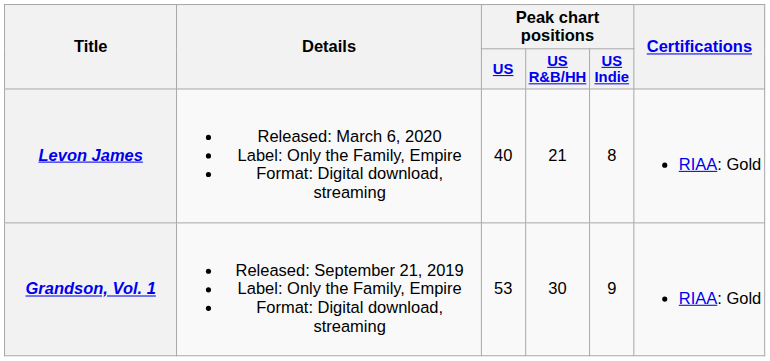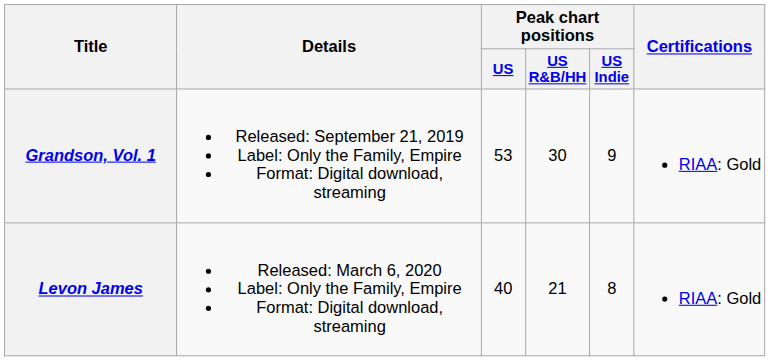rows swapped: (91, 288) <-> (91, 155)
